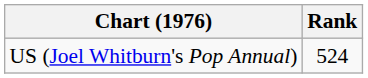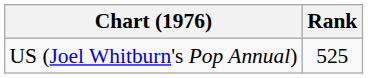(332, 55) 524 -> (332, 55) 525
